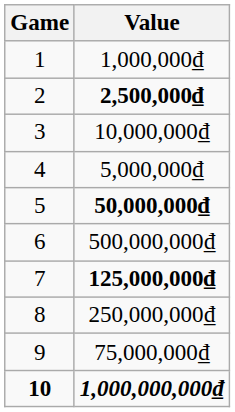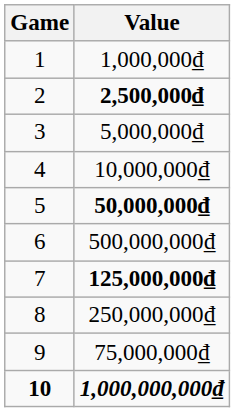(152, 132) 10,000,000₫ -> (152, 132) 5,000,000₫
(152, 168) 5,000,000₫ -> (152, 168) 10,000,000₫
